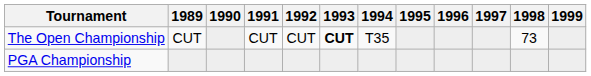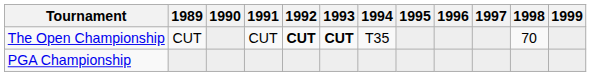(301, 38) normal -> (301, 38) bold
(529, 38) 73 -> (529, 38) 70
